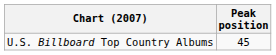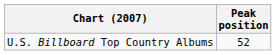(244, 42) 45 -> (244, 42) 52
